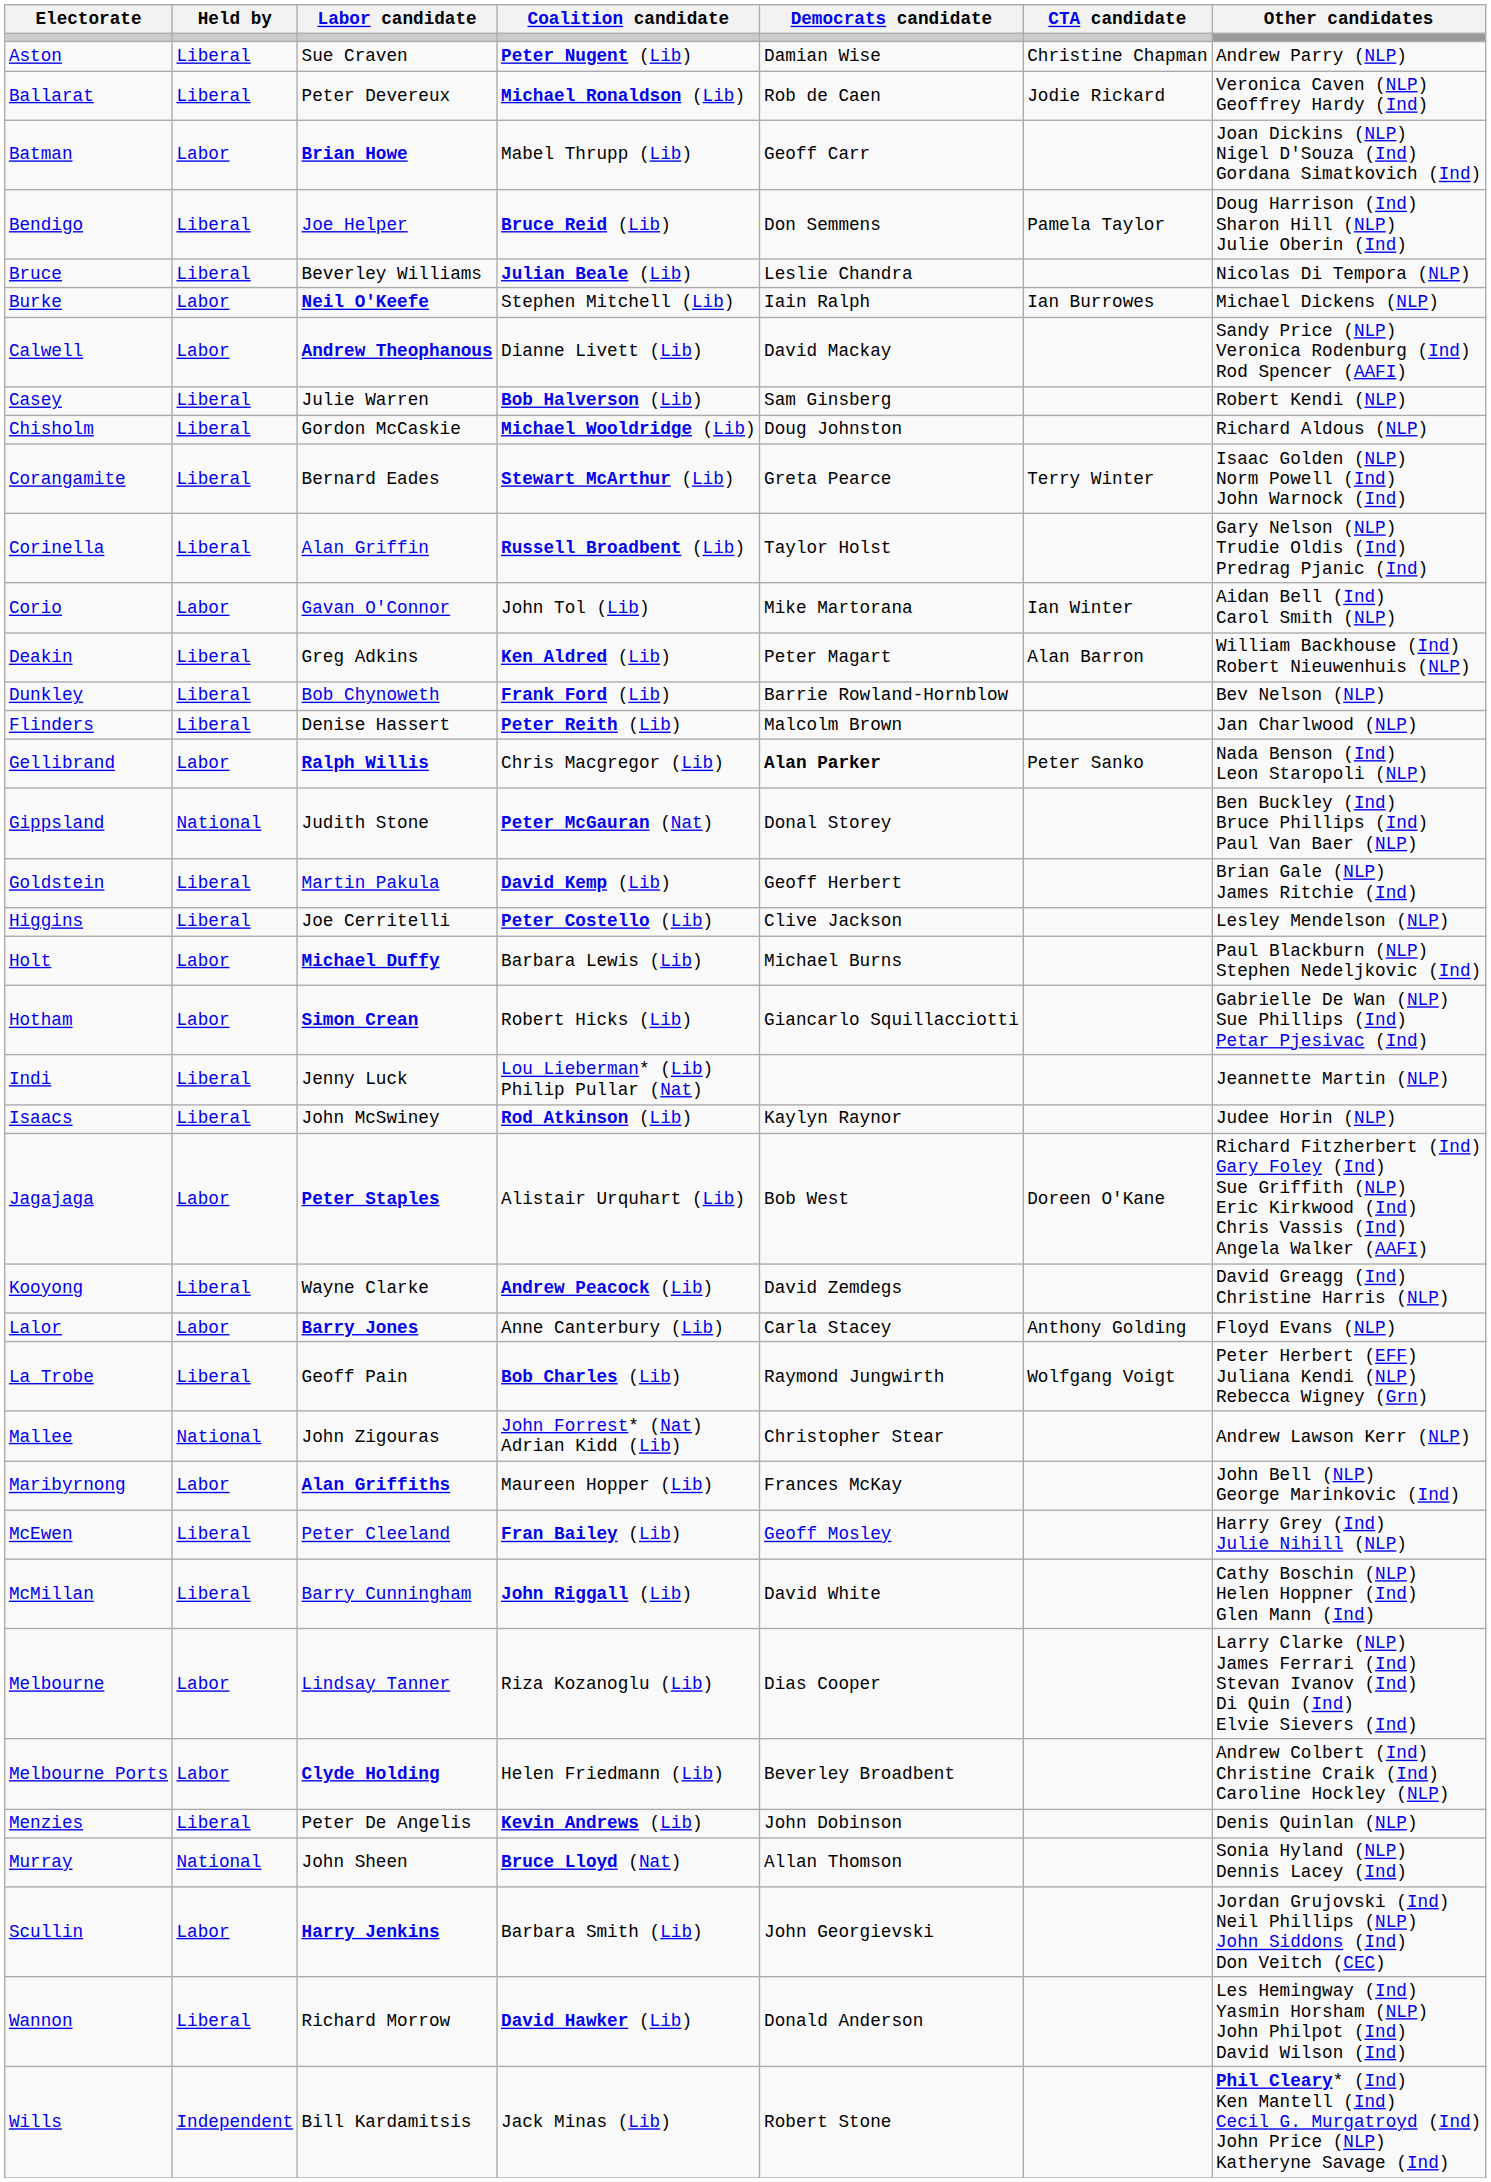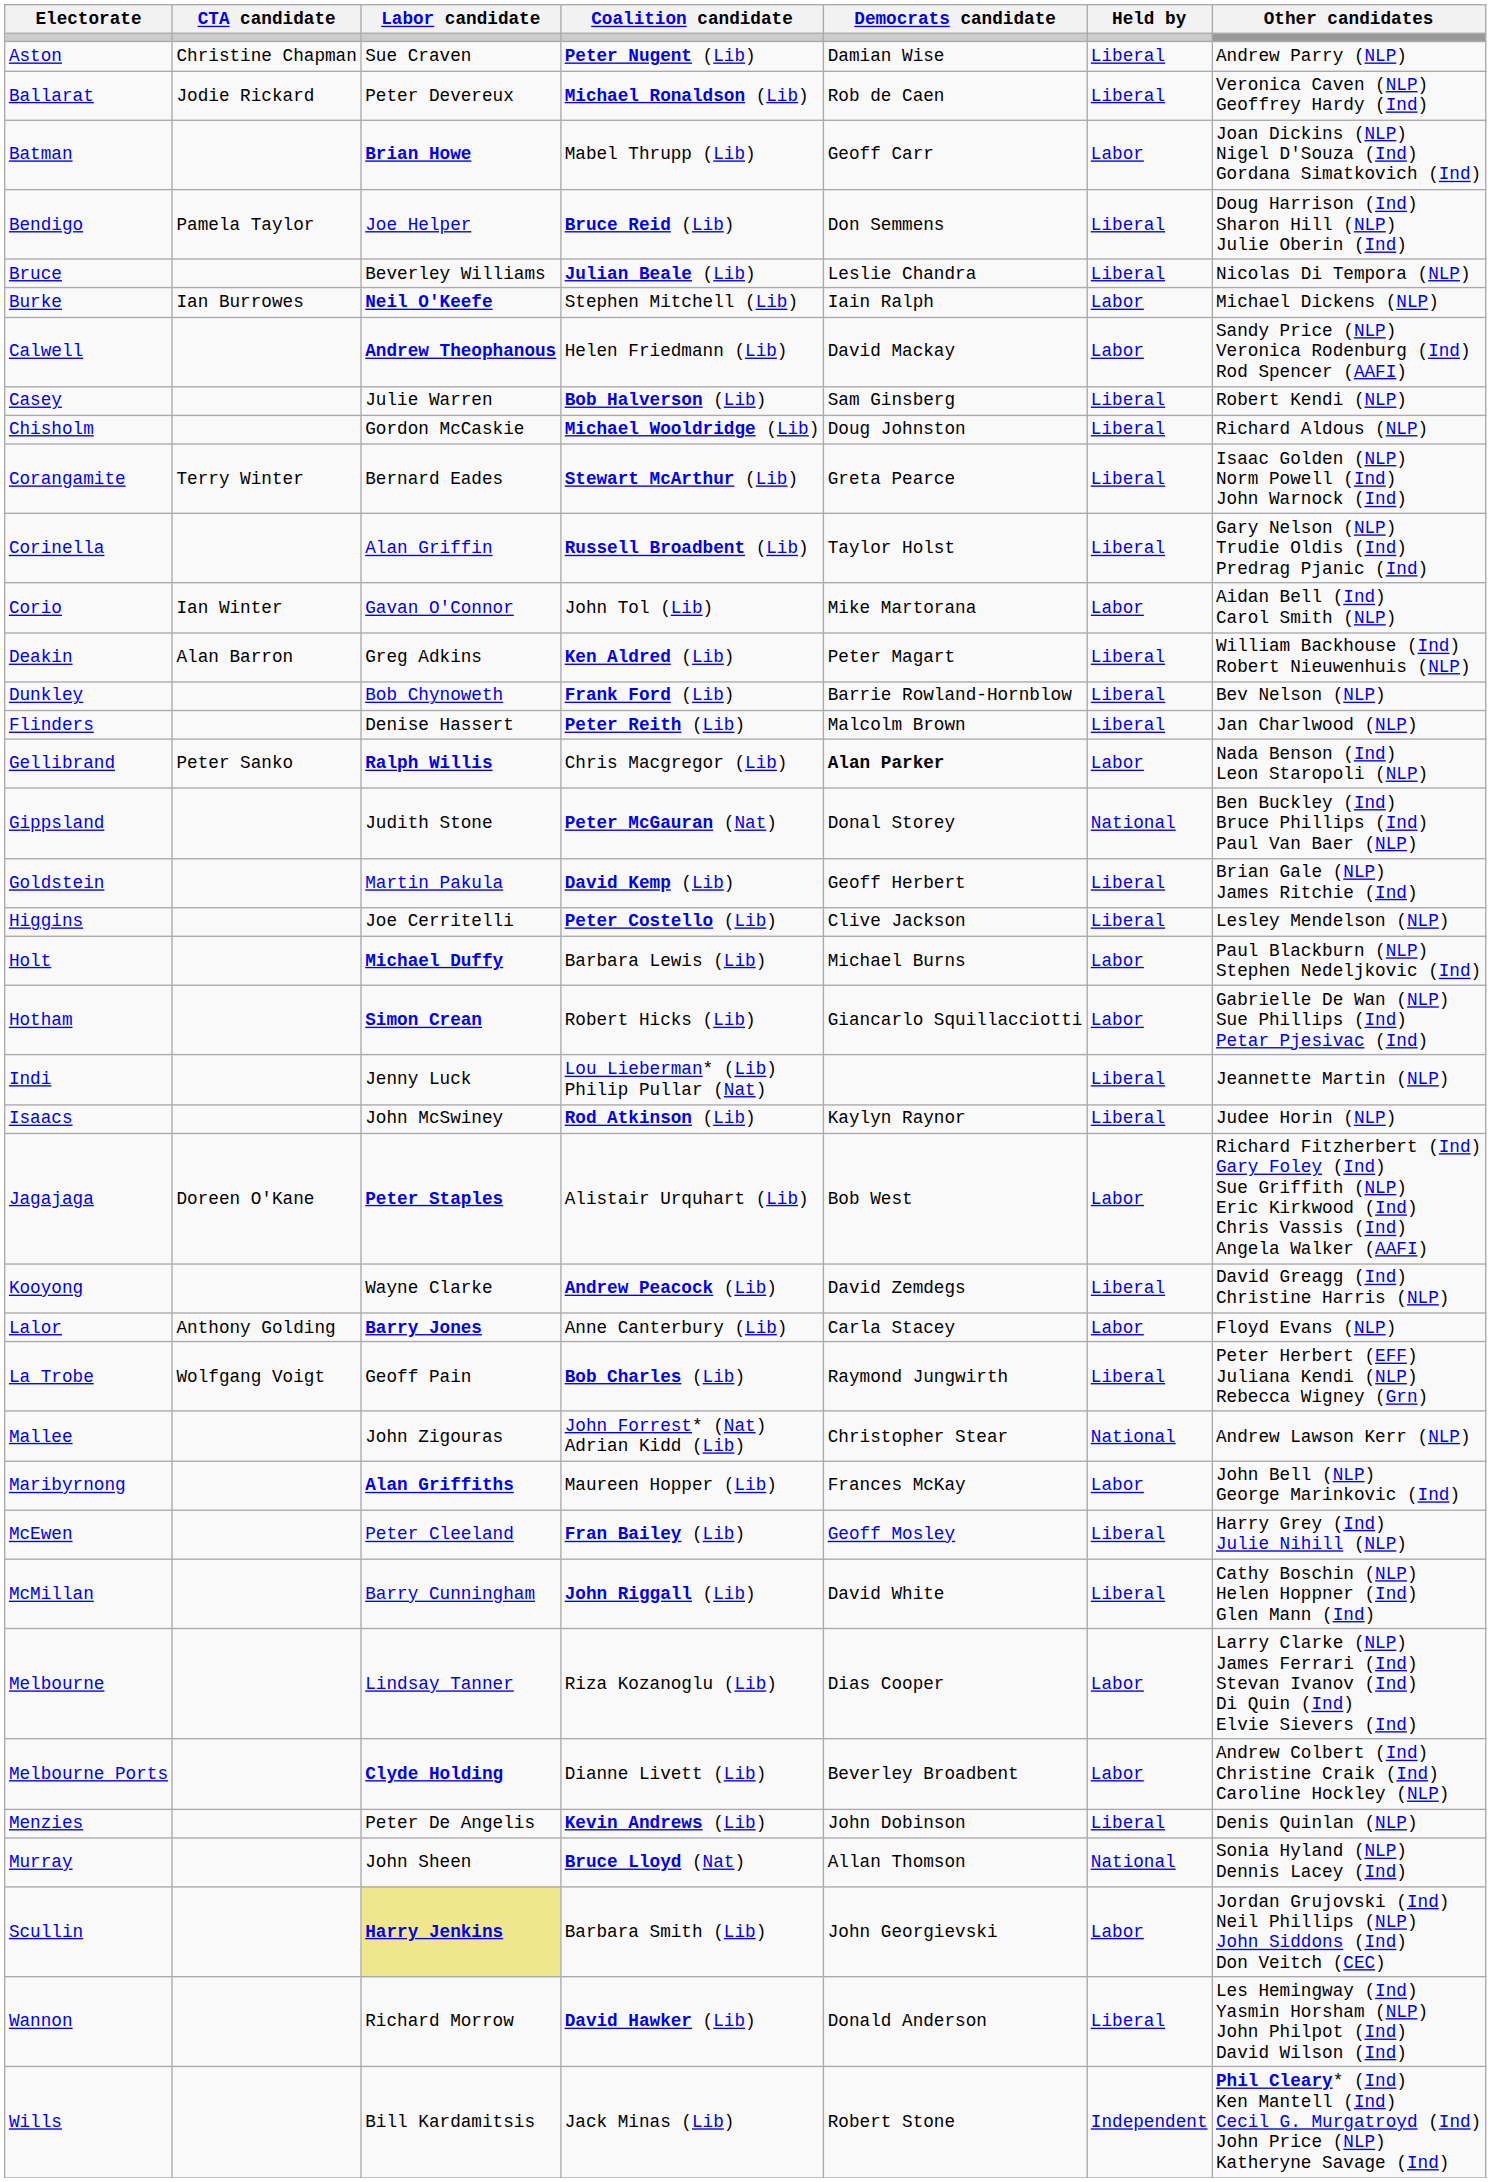columns swapped: (235, 19) <-> (1117, 19)
(602, 352) Dianne Livett (Lib) -> (676, 352) Helen Friedmann (Lib)
(612, 1774) Helen Friedmann (Lib) -> (665, 1774) Dianne Livett (Lib)
(371, 1932) no background -> (434, 1932) khaki background
